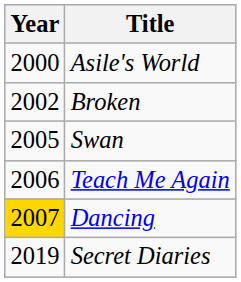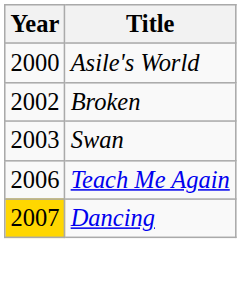(35, 140) 2005 -> (35, 140) 2003
- row: (141, 256)
